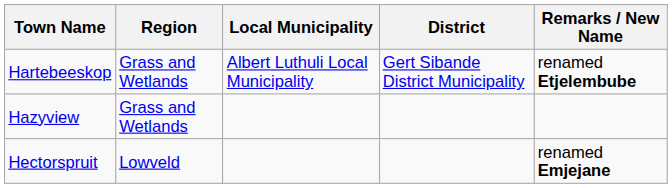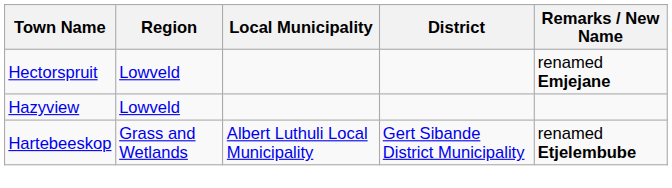rows swapped: (60, 72) <-> (53, 161)
(157, 117) Grass and Wetlands -> (150, 107) Lowveld
